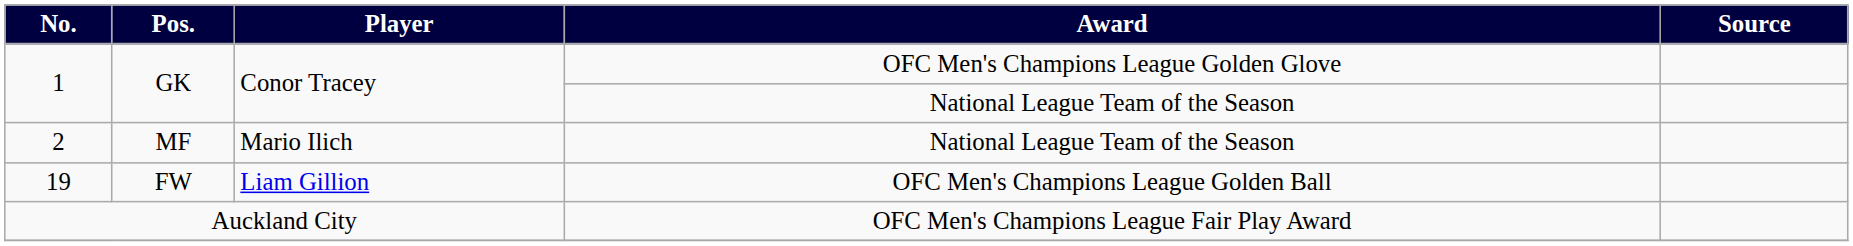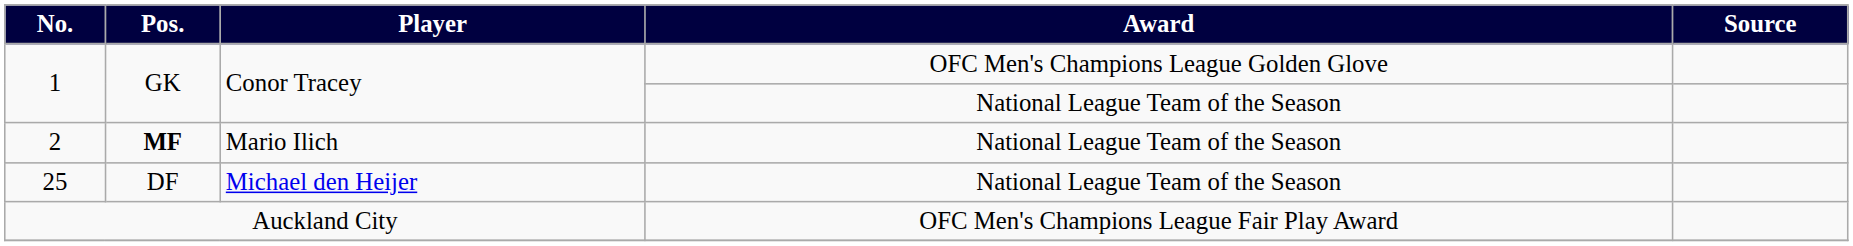(173, 142) normal -> (163, 142) bold
- row: (58, 181)
+ row: (55, 181)
